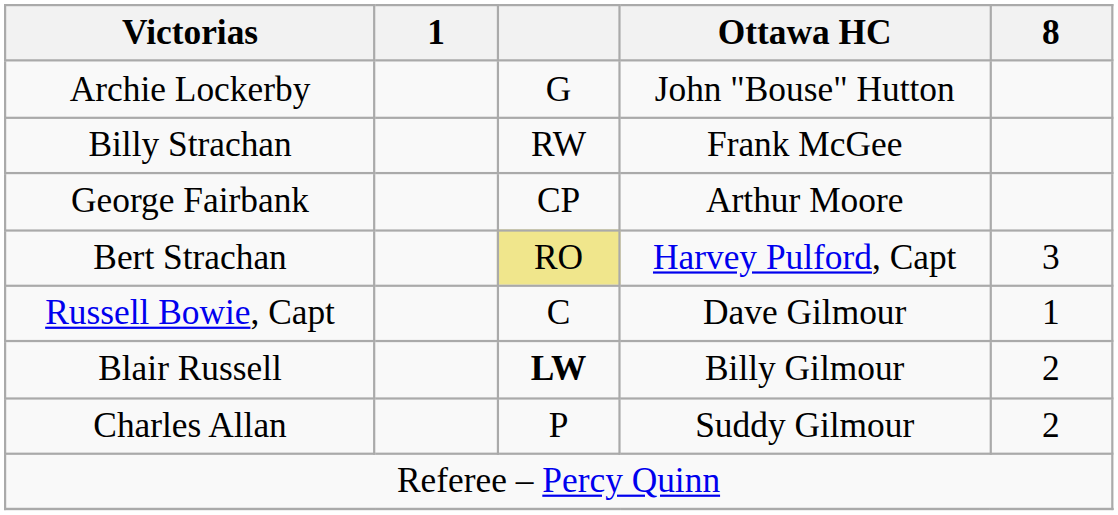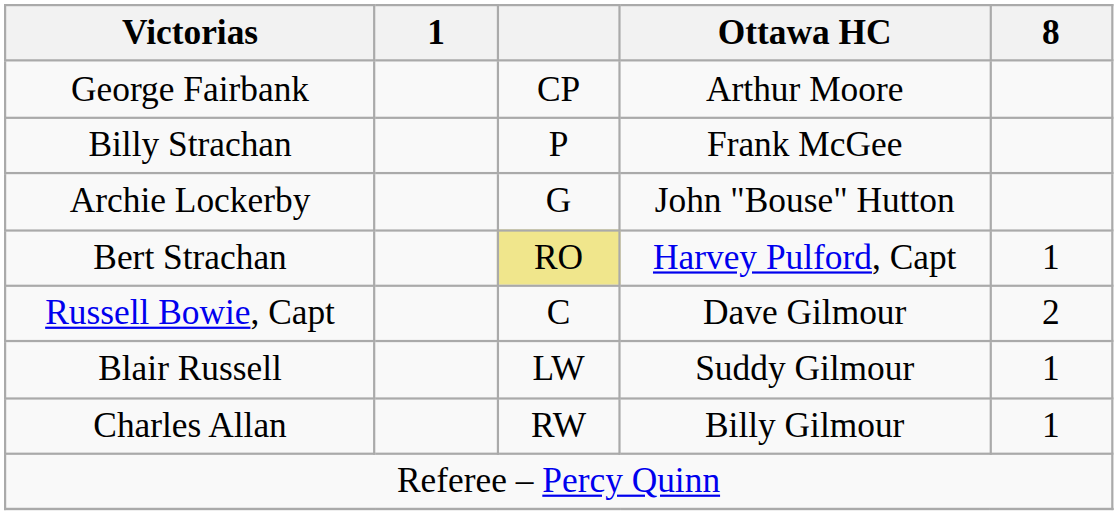rows swapped: (190, 88) <-> (190, 200)
(559, 144) RW -> (559, 144) P
(1051, 256) 3 -> (1051, 256) 1
(1051, 312) 1 -> (1051, 312) 2
(559, 369) bold -> (559, 369) normal
(805, 369) Billy Gilmour -> (805, 369) Suddy Gilmour
(1051, 369) 2 -> (1051, 369) 1
(559, 425) P -> (559, 425) RW
(805, 425) Suddy Gilmour -> (805, 425) Billy Gilmour
(1051, 425) 2 -> (1051, 425) 1
